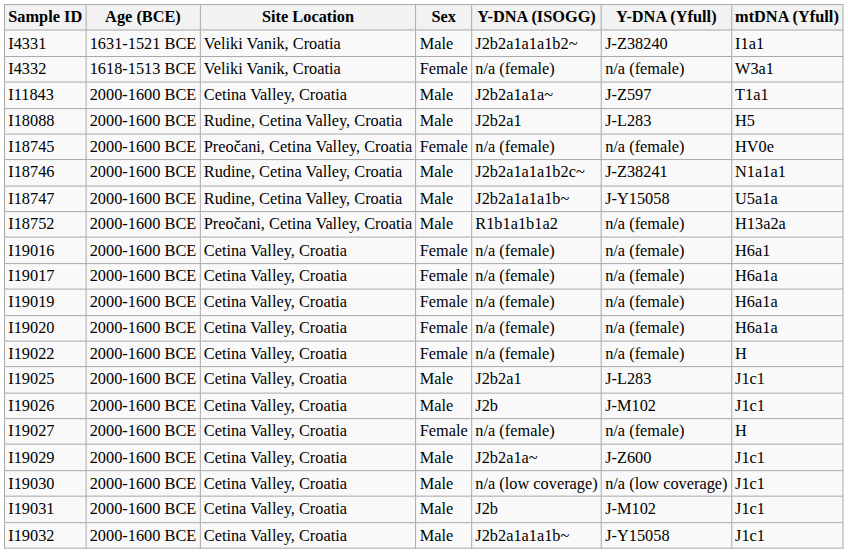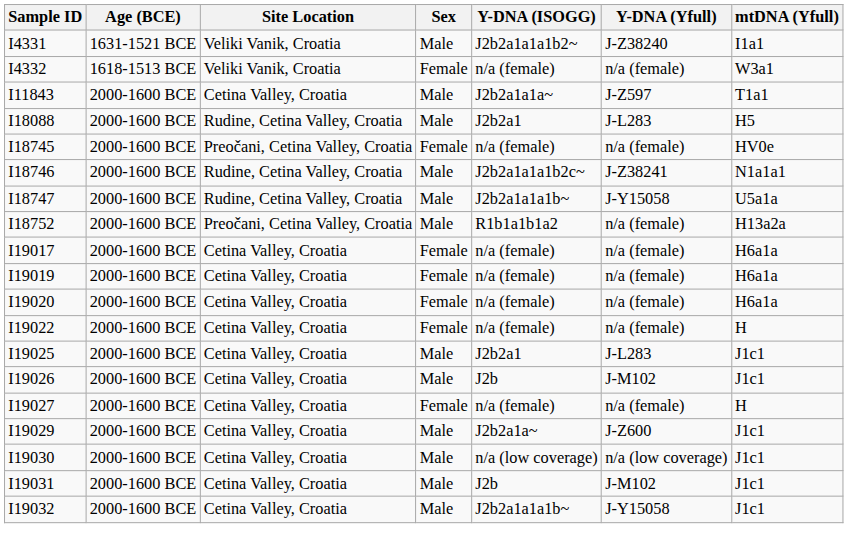- row: (31, 250)
